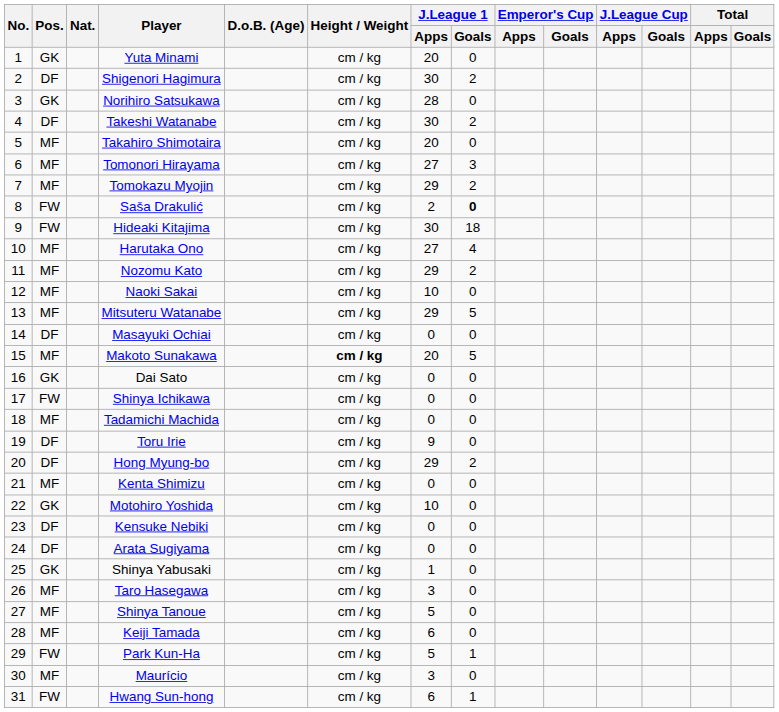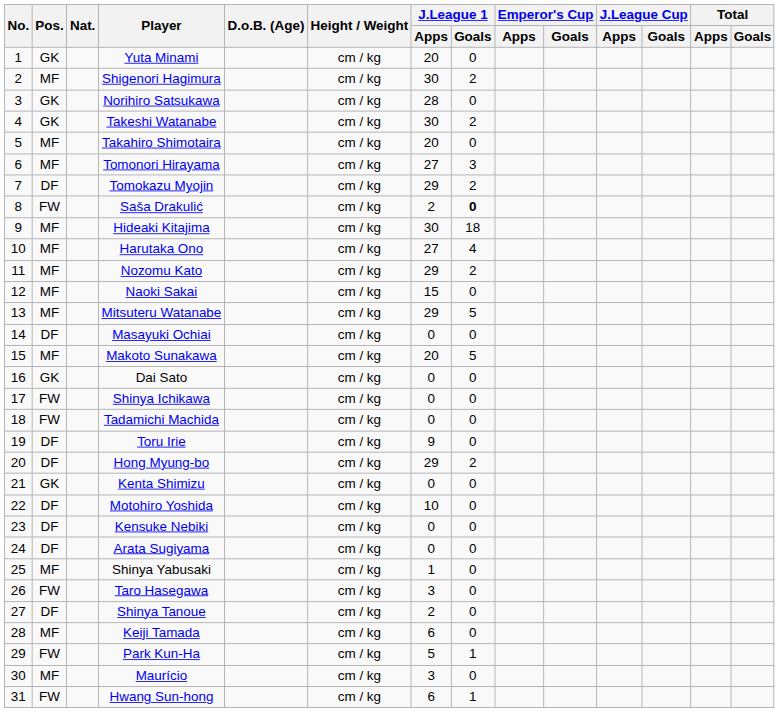(50, 79) DF -> (50, 79) MF
(50, 121) DF -> (50, 121) GK
(50, 185) MF -> (50, 185) DF
(50, 228) FW -> (50, 228) MF
(431, 292) 10 -> (431, 292) 15
(359, 356) bold -> (359, 356) normal
(50, 420) MF -> (50, 420) FW
(50, 484) MF -> (50, 484) GK
(50, 505) GK -> (50, 505) DF
(50, 569) GK -> (50, 569) MF
(50, 590) MF -> (50, 590) FW
(50, 611) MF -> (50, 611) DF
(431, 611) 5 -> (431, 611) 2
